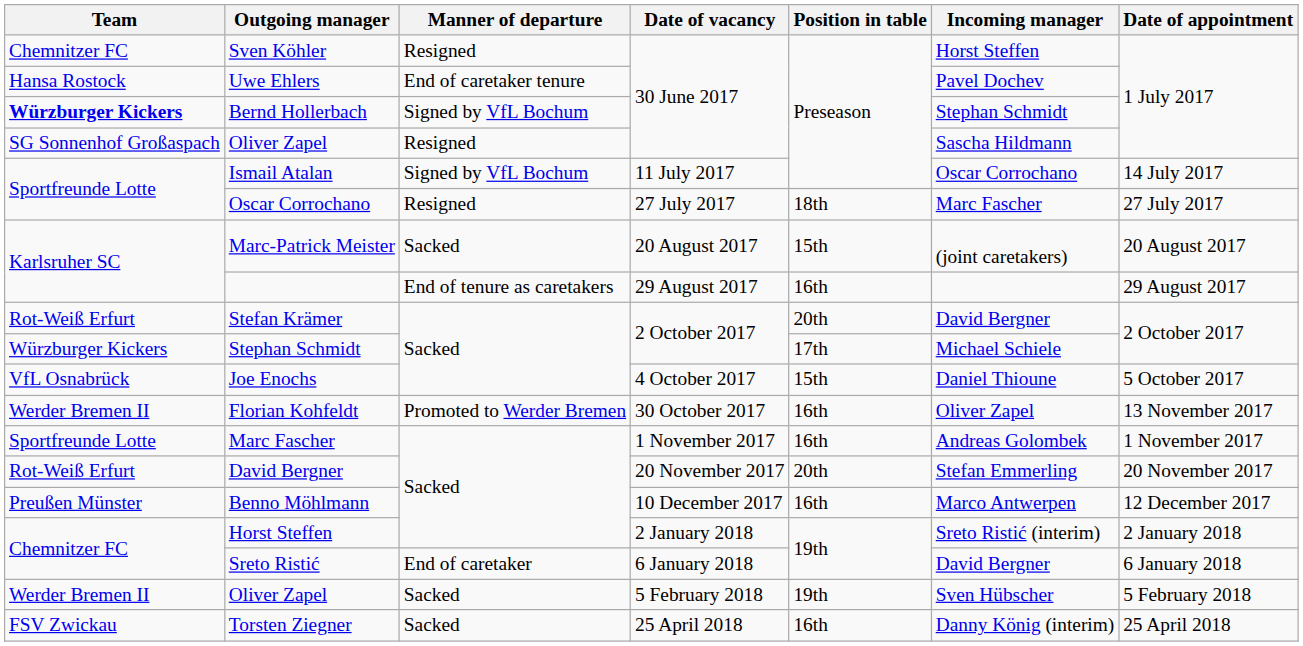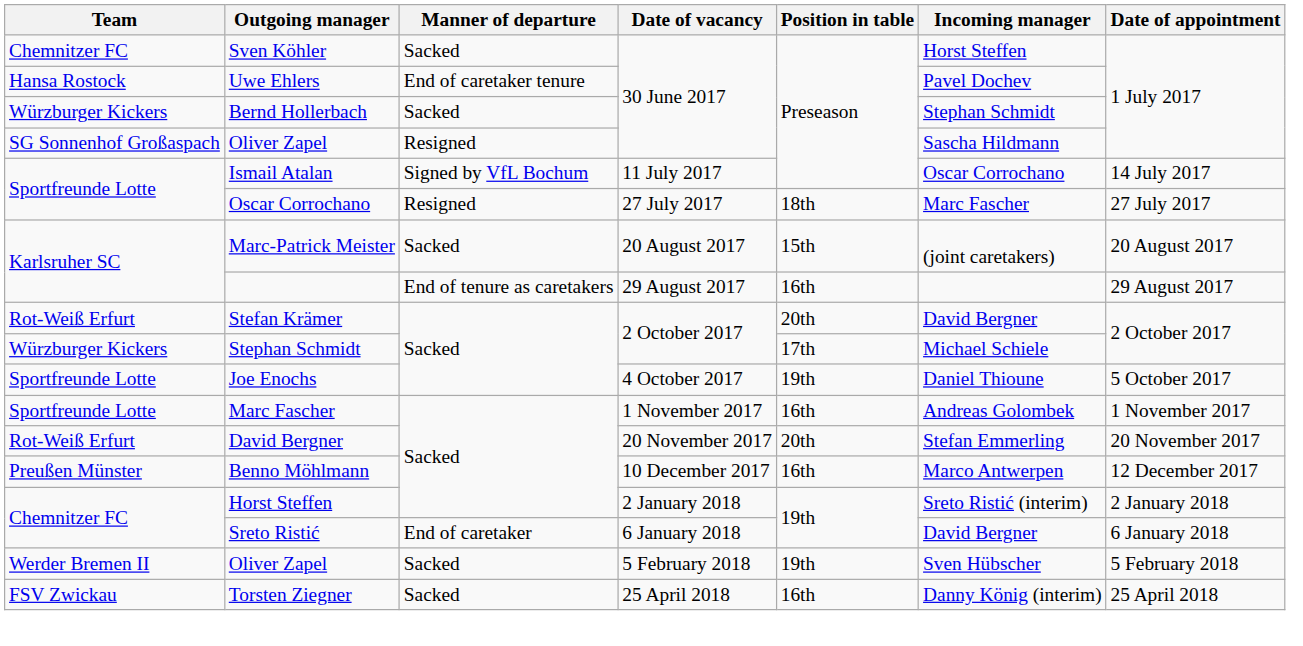(440, 50) Resigned -> (432, 50) Sacked
(96, 111) bold -> (88, 111) normal
(496, 111) Signed by VfL Bochum -> (432, 111) Sacked
(69, 379) VfL Osnabrück -> (82, 379) Sportfreunde Lotte
(811, 379) 15th -> (798, 379) 19th
- row: (294, 410)
